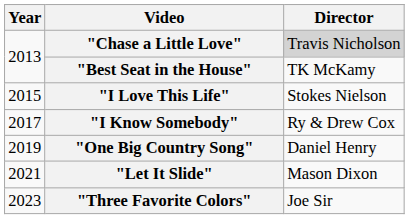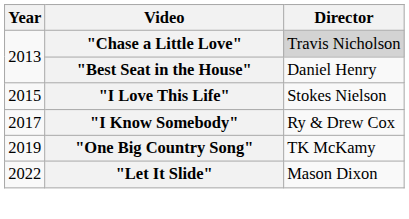(331, 69) TK McKamy -> (332, 69) Daniel Henry
(332, 148) Daniel Henry -> (331, 148) TK McKamy
(25, 174) 2021 -> (25, 174) 2022
- row: (164, 200)
